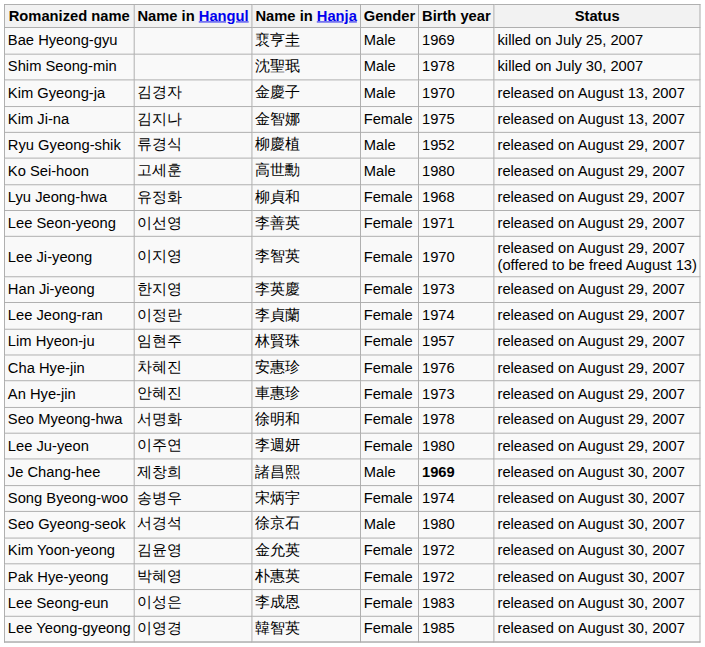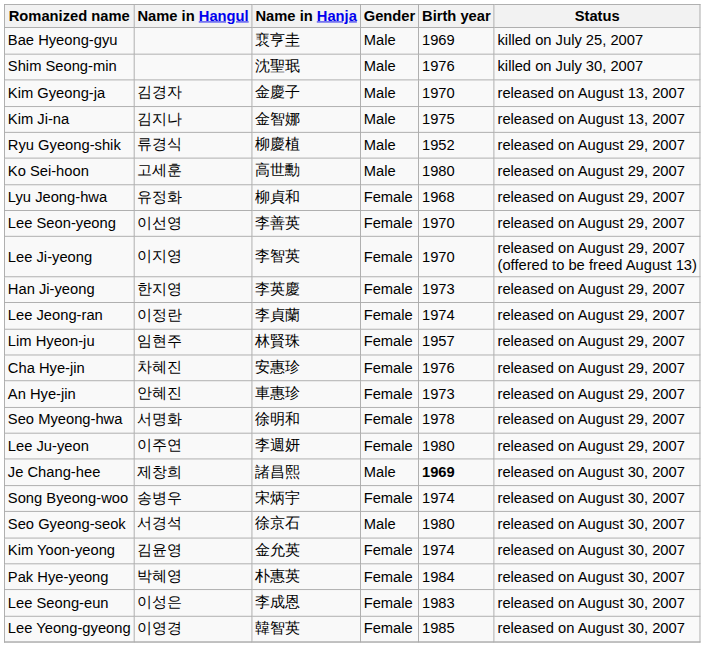(438, 67) 1978 -> (438, 67) 1976
(388, 119) Female -> (380, 119) Male
(438, 223) 1971 -> (438, 223) 1970
(438, 550) 1972 -> (438, 550) 1974
(438, 576) 1972 -> (438, 576) 1984
